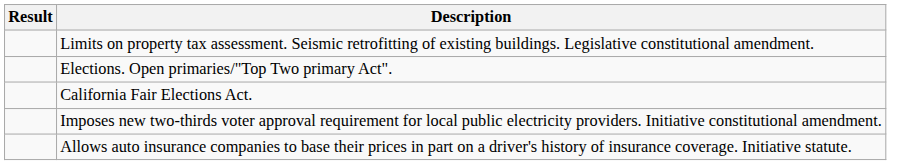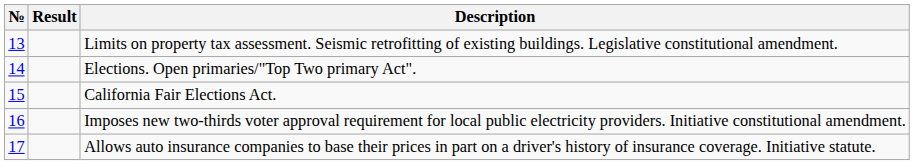+ column: (16, 17)
